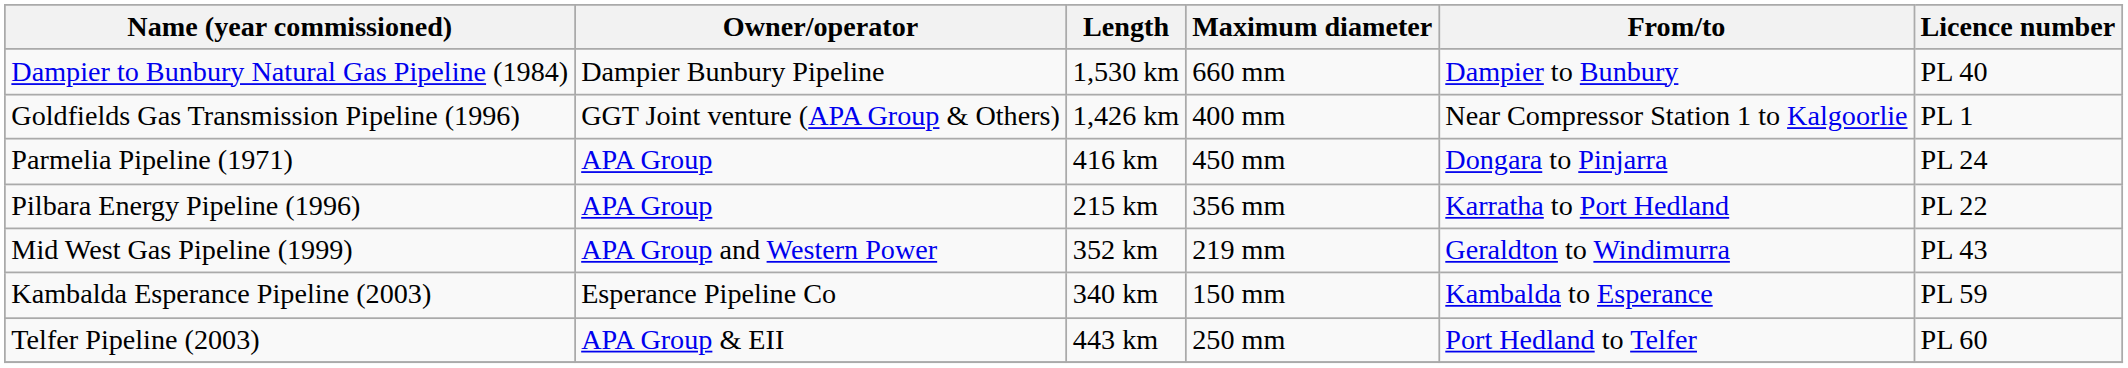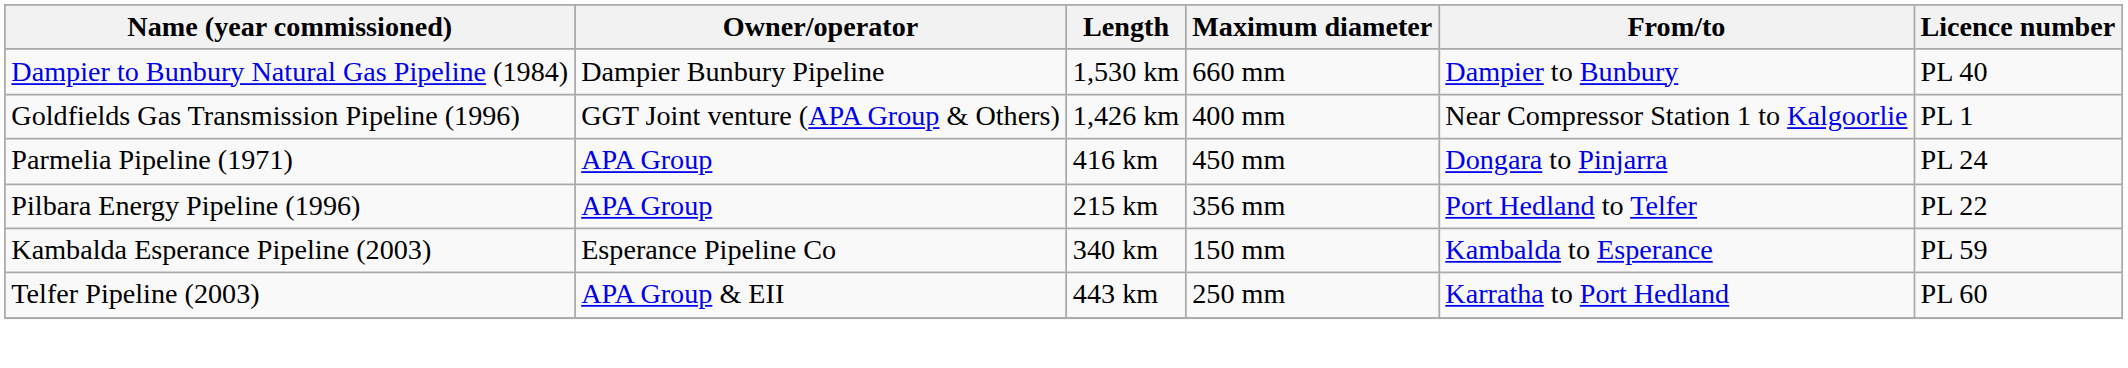(1587, 205) Karratha to Port Hedland -> (1571, 205) Port Hedland to Telfer
- row: (182, 250)
(1571, 339) Port Hedland to Telfer -> (1587, 294) Karratha to Port Hedland
